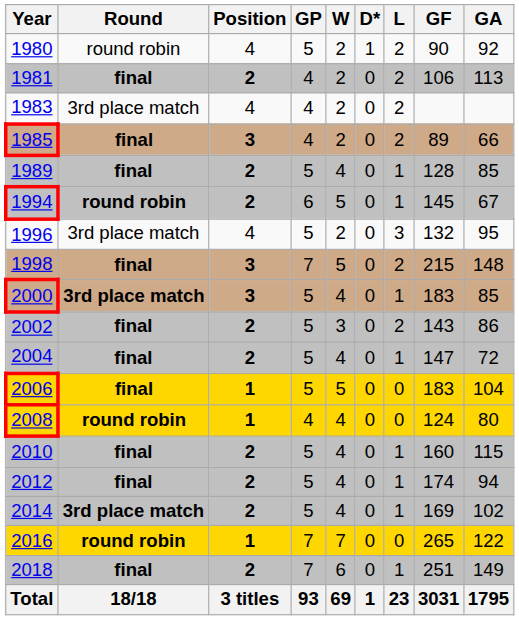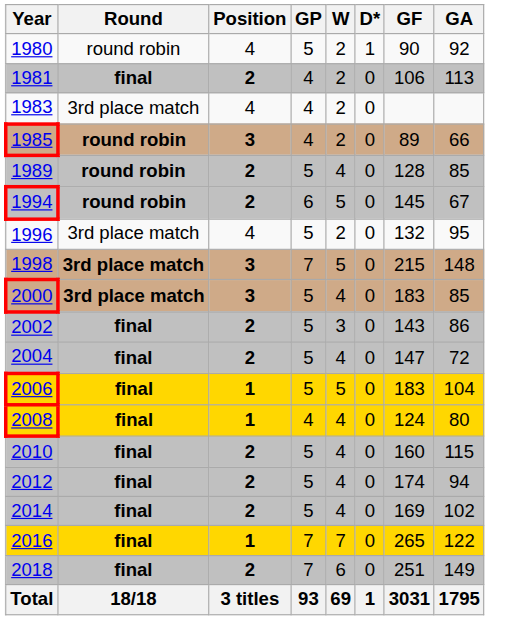- column: (399, 19)
(134, 139) final -> (134, 139) round robin
(133, 171) final -> (133, 171) round robin
(133, 264) final -> (133, 264) 3rd place match
(134, 420) round robin -> (134, 420) final
(133, 511) 3rd place match -> (133, 511) final
(133, 540) round robin -> (133, 540) final
